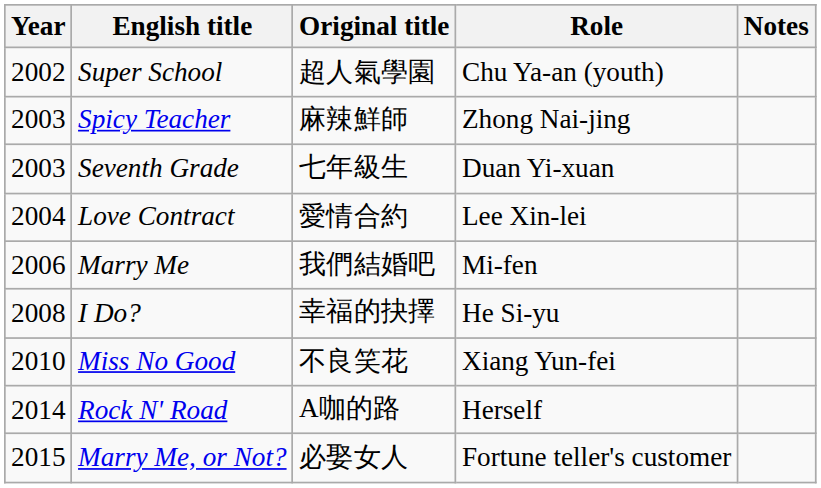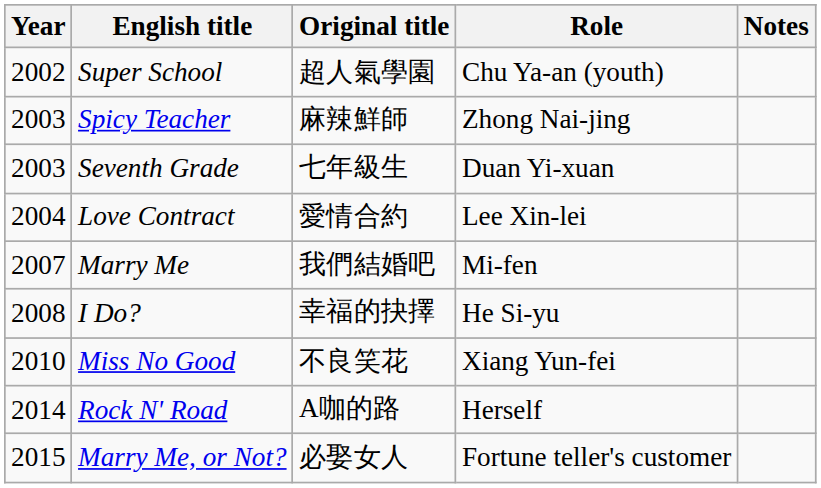(38, 264) 2006 -> (38, 264) 2007
